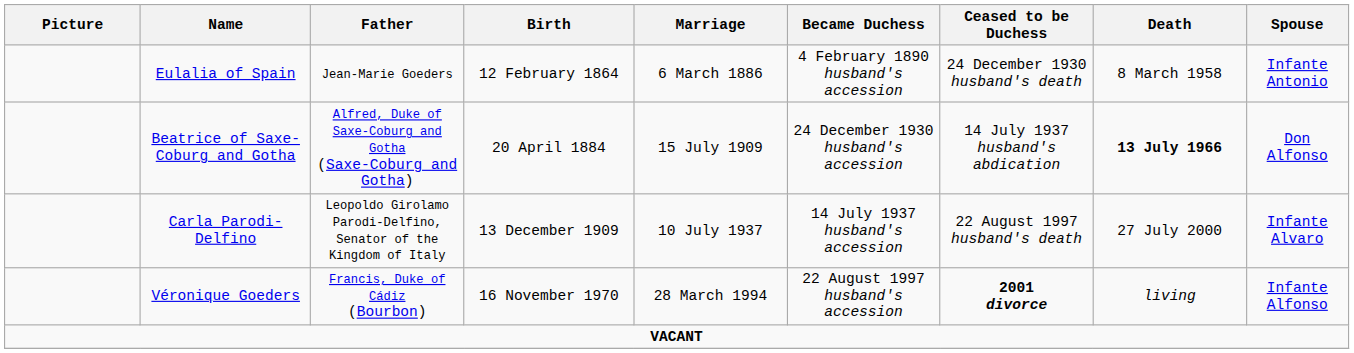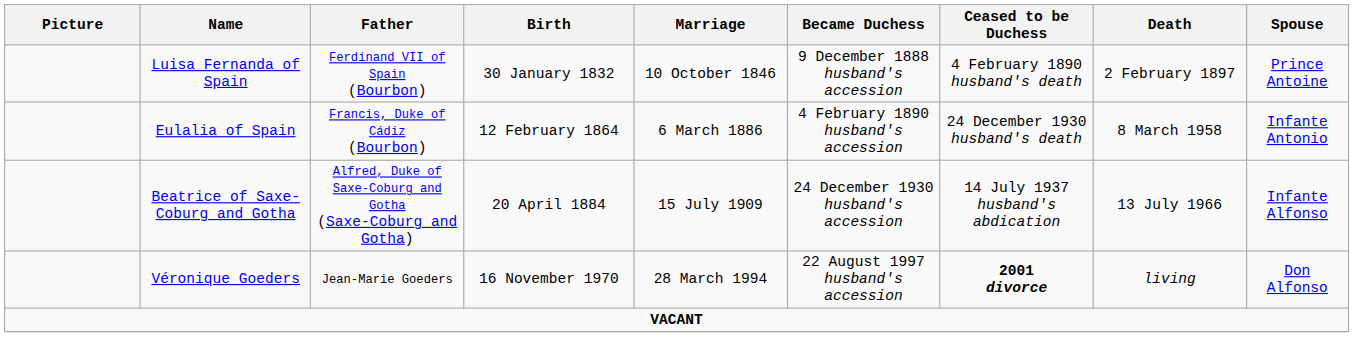+ row: (226, 74)
(387, 74) Jean-Marie Goeders -> (387, 132) Francis, Duke of Cádiz (Bourbon)
(1170, 148) bold -> (1170, 205) normal
(1297, 148) Don Alfonso -> (1297, 205) Infante Alfonso
- row: (226, 230)
(387, 297) Francis, Duke of Cádiz (Bourbon) -> (387, 280) Jean-Marie Goeders
(1297, 296) Infante Alfonso -> (1297, 279) Don Alfonso
